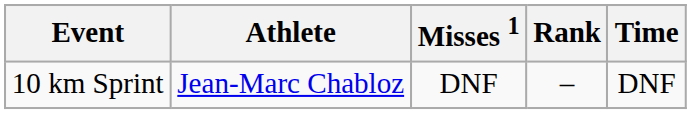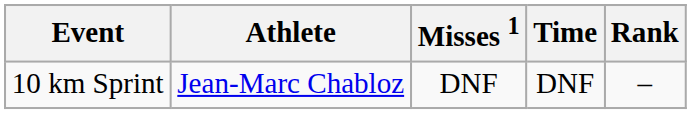columns swapped: (647, 32) <-> (567, 32)
